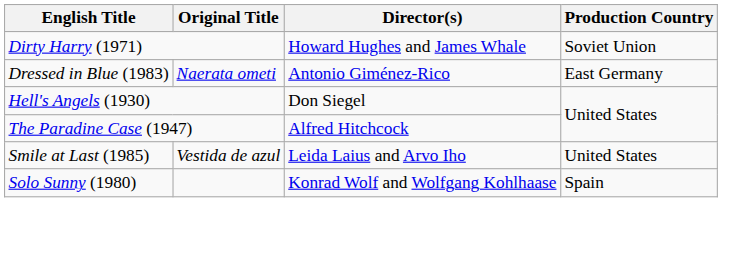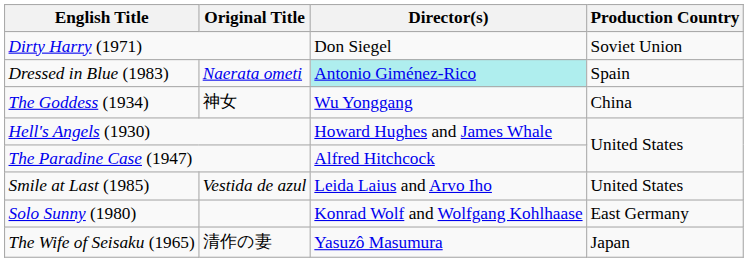(407, 45) Howard Hughes and James Whale -> (353, 45) Don Siegel
(369, 73) no background -> (395, 73) paleturquoise background
(614, 73) East Germany -> (610, 73) Spain
+ row: (79, 102)
(327, 100) Don Siegel -> (433, 131) Howard Hughes and James Whale
(584, 182) Spain -> (640, 213) East Germany
+ row: (102, 242)
